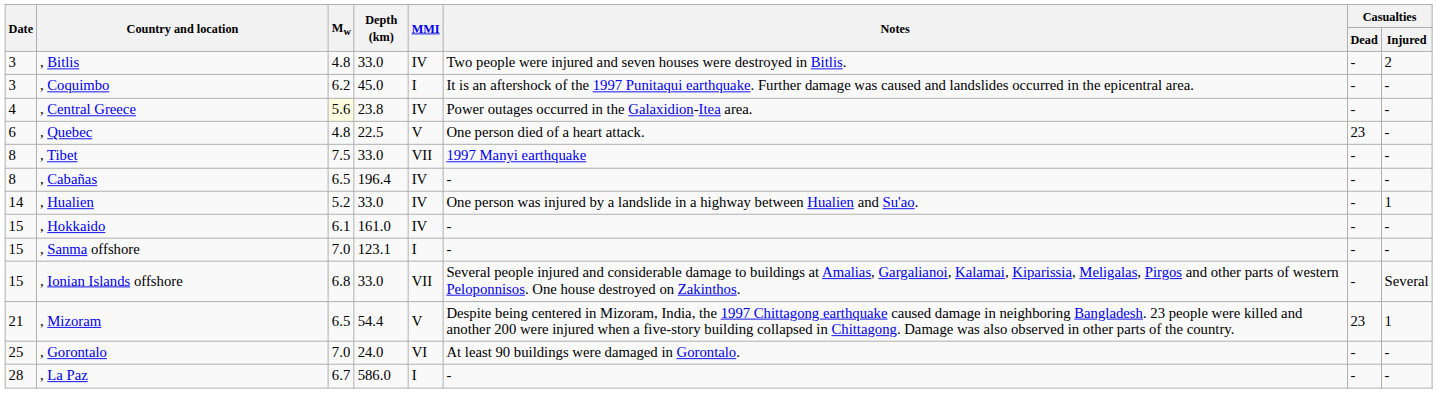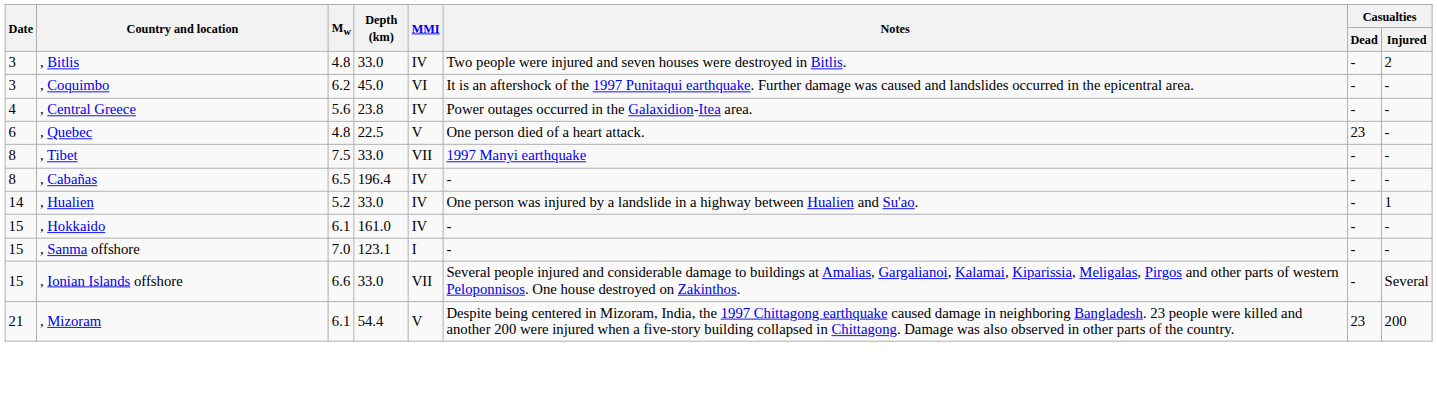(414, 86) I -> (419, 86) VI
(341, 109) lightyellow background -> (341, 109) no background
(341, 281) 6.8 -> (341, 281) 6.6
(341, 321) 6.5 -> (341, 321) 6.1
(1388, 321) 1 -> (1396, 321) 200
- row: (73, 352)
- row: (64, 376)
